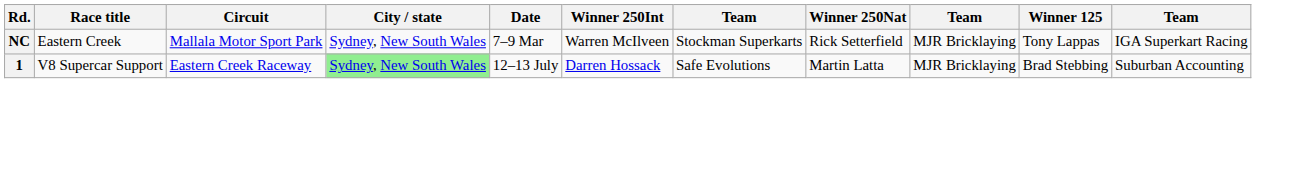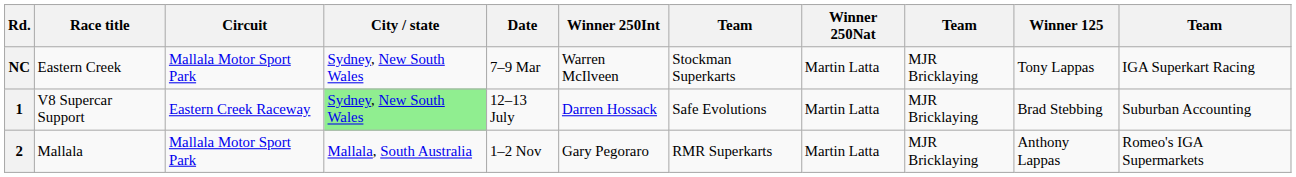(856, 41) Rick Setterfield -> (842, 67) Martin Latta
+ row: (19, 151)
